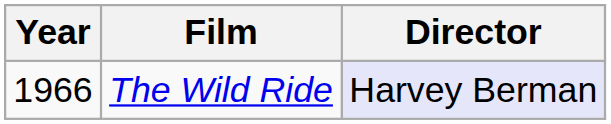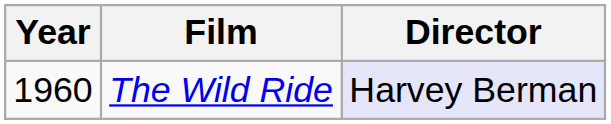(53, 89) 1966 -> (53, 89) 1960
